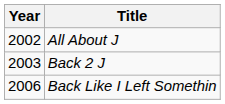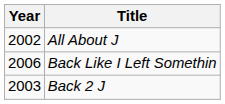rows swapped: (76, 63) <-> (132, 87)
